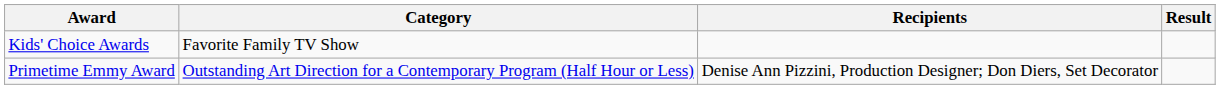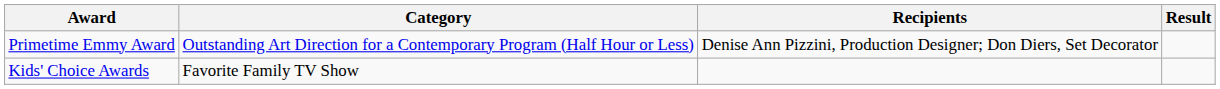rows swapped: (79, 44) <-> (92, 71)
